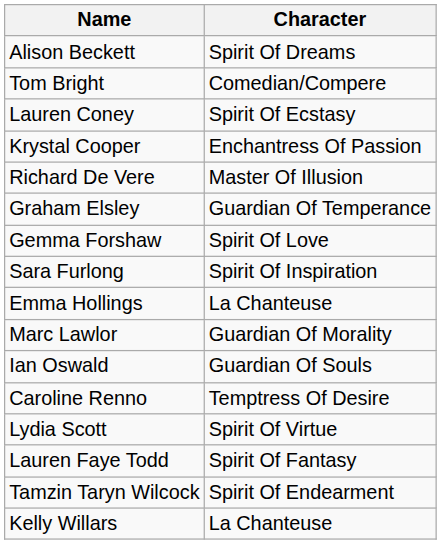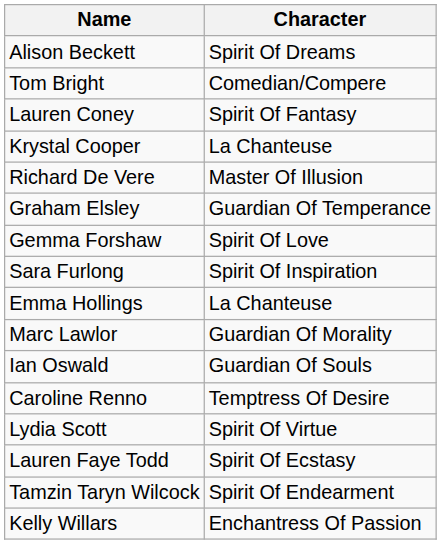(282, 114) Spirit Of Ecstasy -> (283, 114) Spirit Of Fantasy
(315, 146) Enchantress Of Passion -> (270, 146) La Chanteuse
(283, 460) Spirit Of Fantasy -> (282, 460) Spirit Of Ecstasy
(270, 523) La Chanteuse -> (315, 523) Enchantress Of Passion
